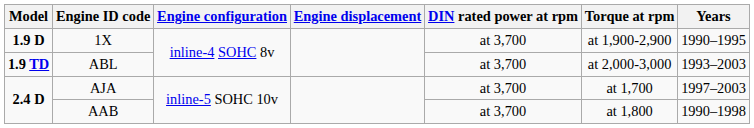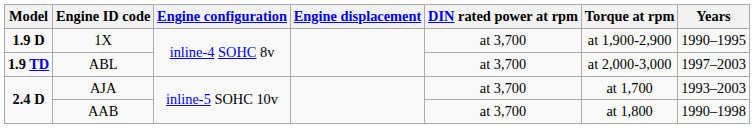(714, 64) 1993–2003 -> (714, 64) 1997–2003
(714, 88) 1997–2003 -> (714, 88) 1993–2003
